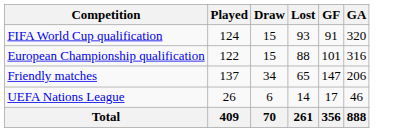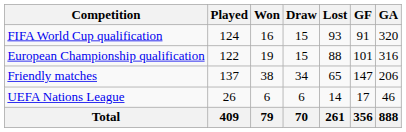+ column: (267, 14)
